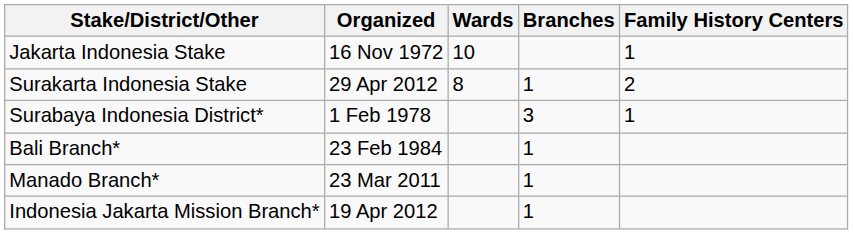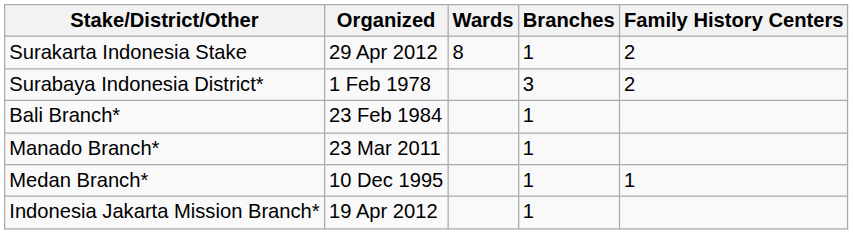- row: (117, 52)
(630, 116) 1 -> (630, 84) 2
+ row: (79, 180)
